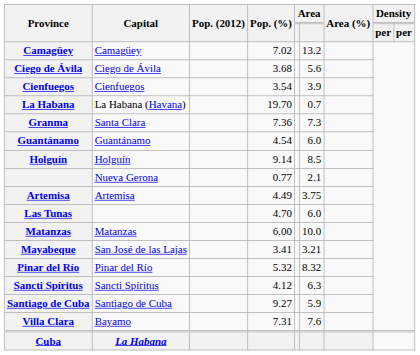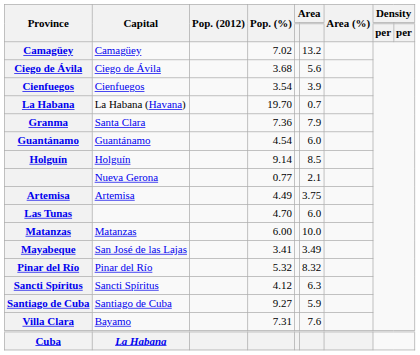(314, 123) 7.3 -> (314, 123) 7.9
(312, 249) 3.21 -> (312, 249) 3.49
